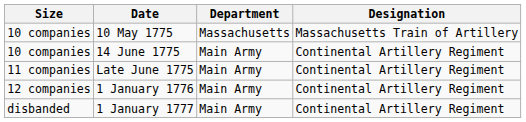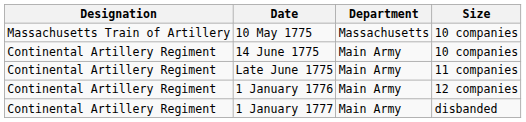columns swapped: (407, 14) <-> (49, 14)
